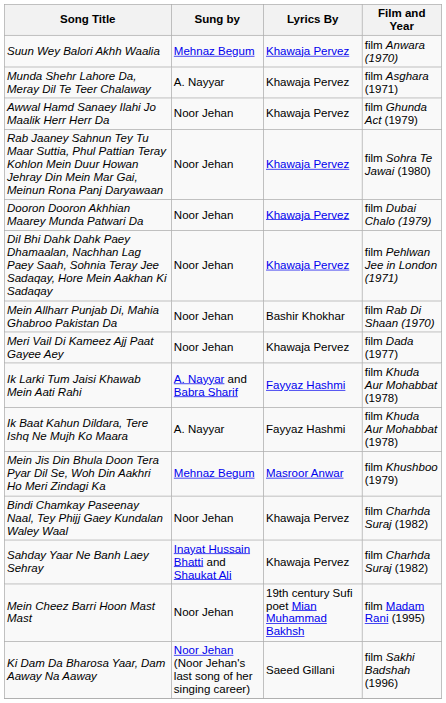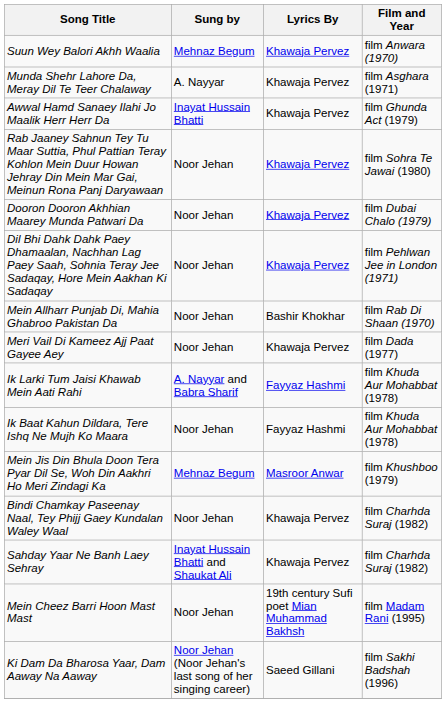(204, 113) Noor Jehan -> (212, 113) Inayat Hussain Bhatti
(199, 429) A. Nayyar -> (204, 429) Noor Jehan
